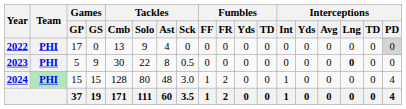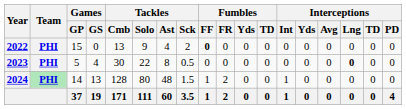(77, 46) 17 -> (77, 46) 15
(188, 46) 0 -> (188, 46) 2
(207, 46) normal -> (207, 46) bold
(392, 46) lightgrey background -> (392, 46) no background
(96, 63) 9 -> (96, 63) 4
(77, 79) 15 -> (77, 79) 14
(96, 79) 15 -> (96, 79) 13
(188, 79) 3.0 -> (188, 79) 1.5
(392, 79) 4 -> (392, 79) 0
